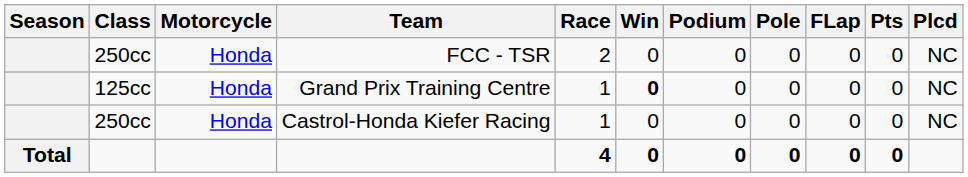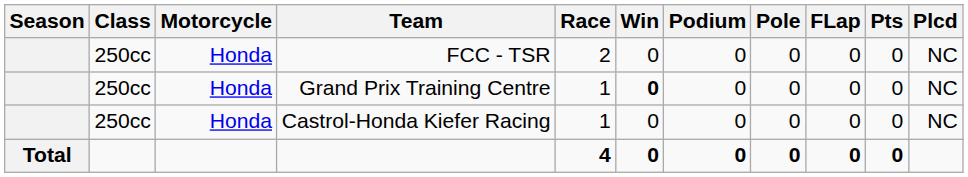(123, 88) 125cc -> (123, 88) 250cc
